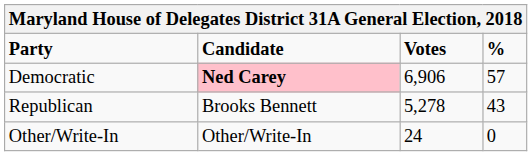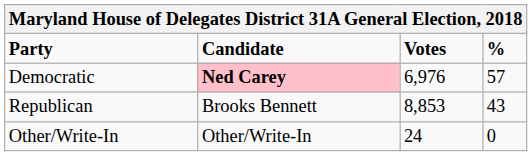(425, 77) 6,906 -> (425, 77) 6,976
(425, 106) 5,278 -> (425, 106) 8,853
